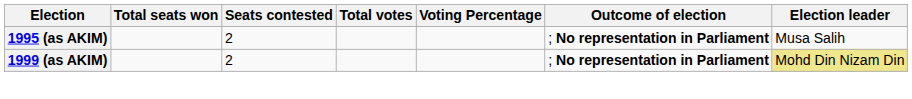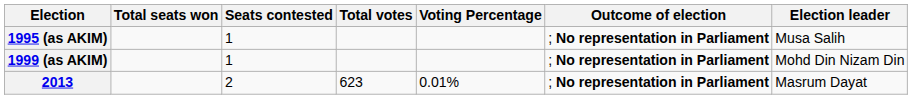(229, 37) 2 -> (229, 37) 1
(229, 60) 2 -> (229, 60) 1
(840, 60) khaki background -> (840, 60) no background
+ row: (58, 82)
